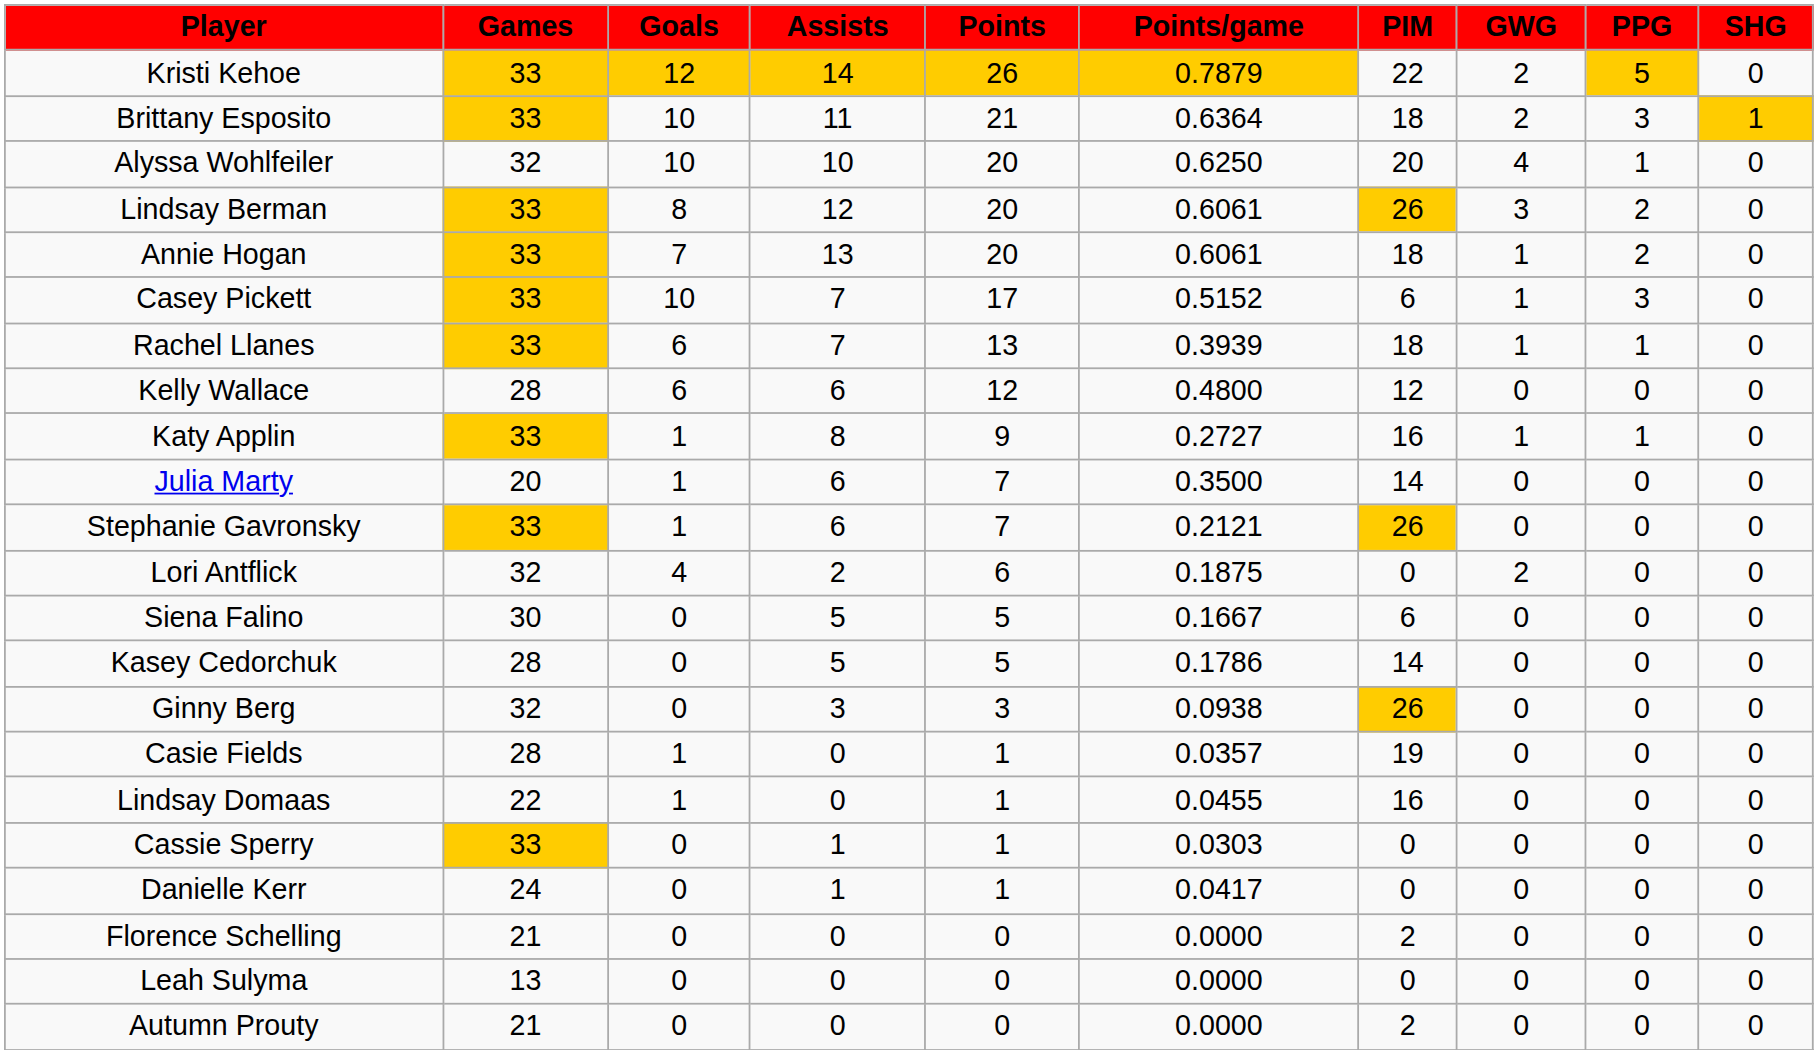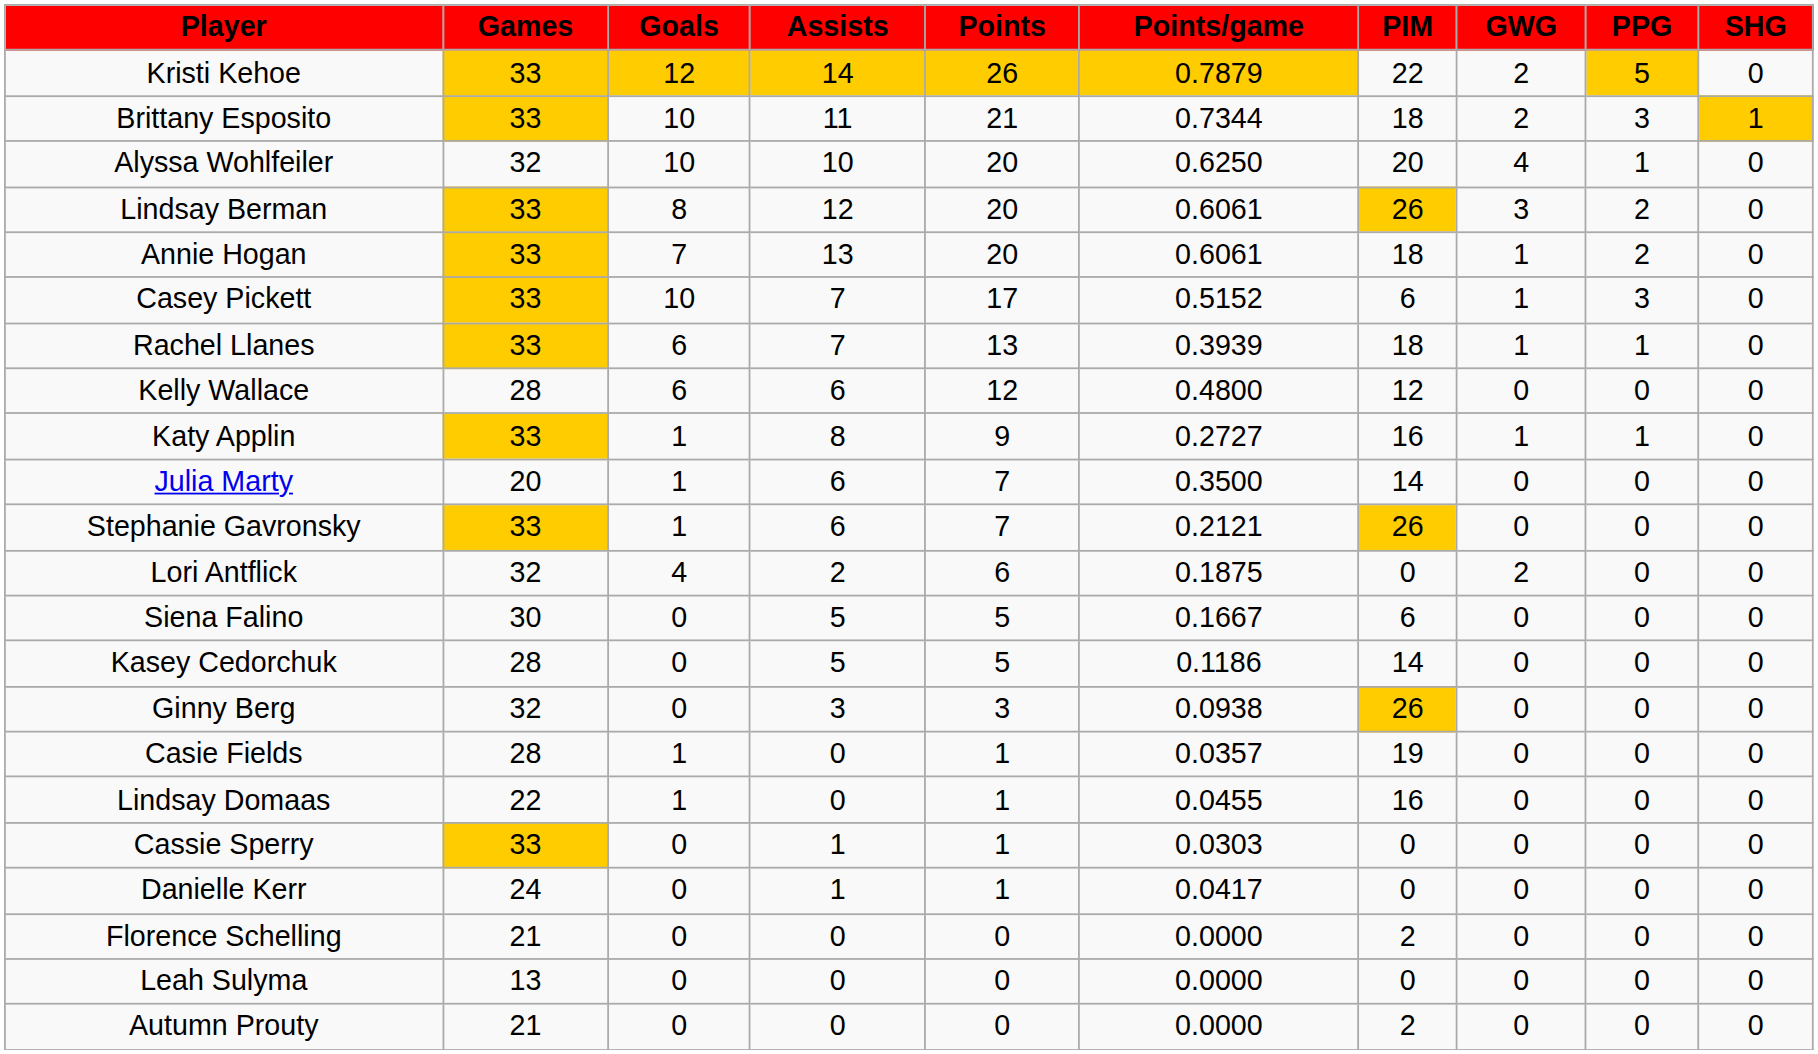(1219, 118) 0.6364 -> (1219, 118) 0.7344
(1219, 663) 0.1786 -> (1219, 663) 0.1186
